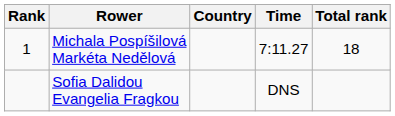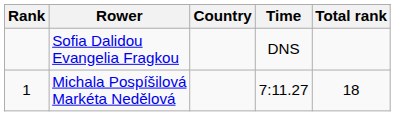rows swapped: (119, 49) <-> (116, 90)
